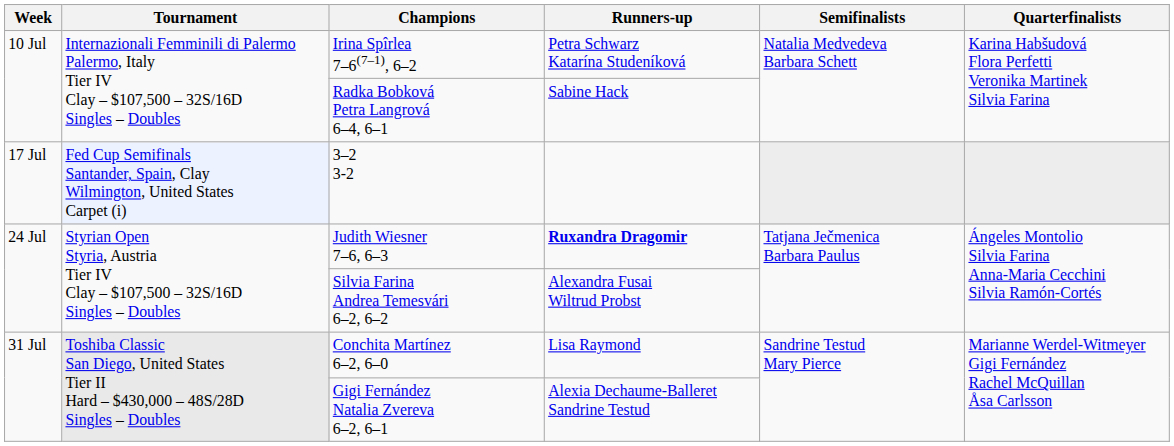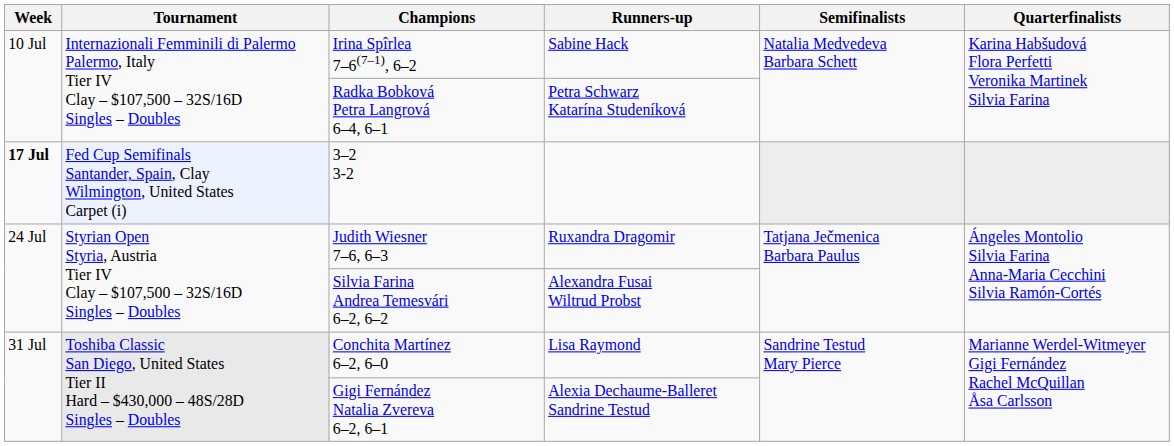(617, 53) Petra Schwarz Katarína Studeníková -> (588, 43) Sabine Hack
(588, 91) Sabine Hack -> (617, 101) Petra Schwarz Katarína Studeníková
(27, 155) normal -> (29, 155) bold
(618, 237) bold -> (612, 237) normal
